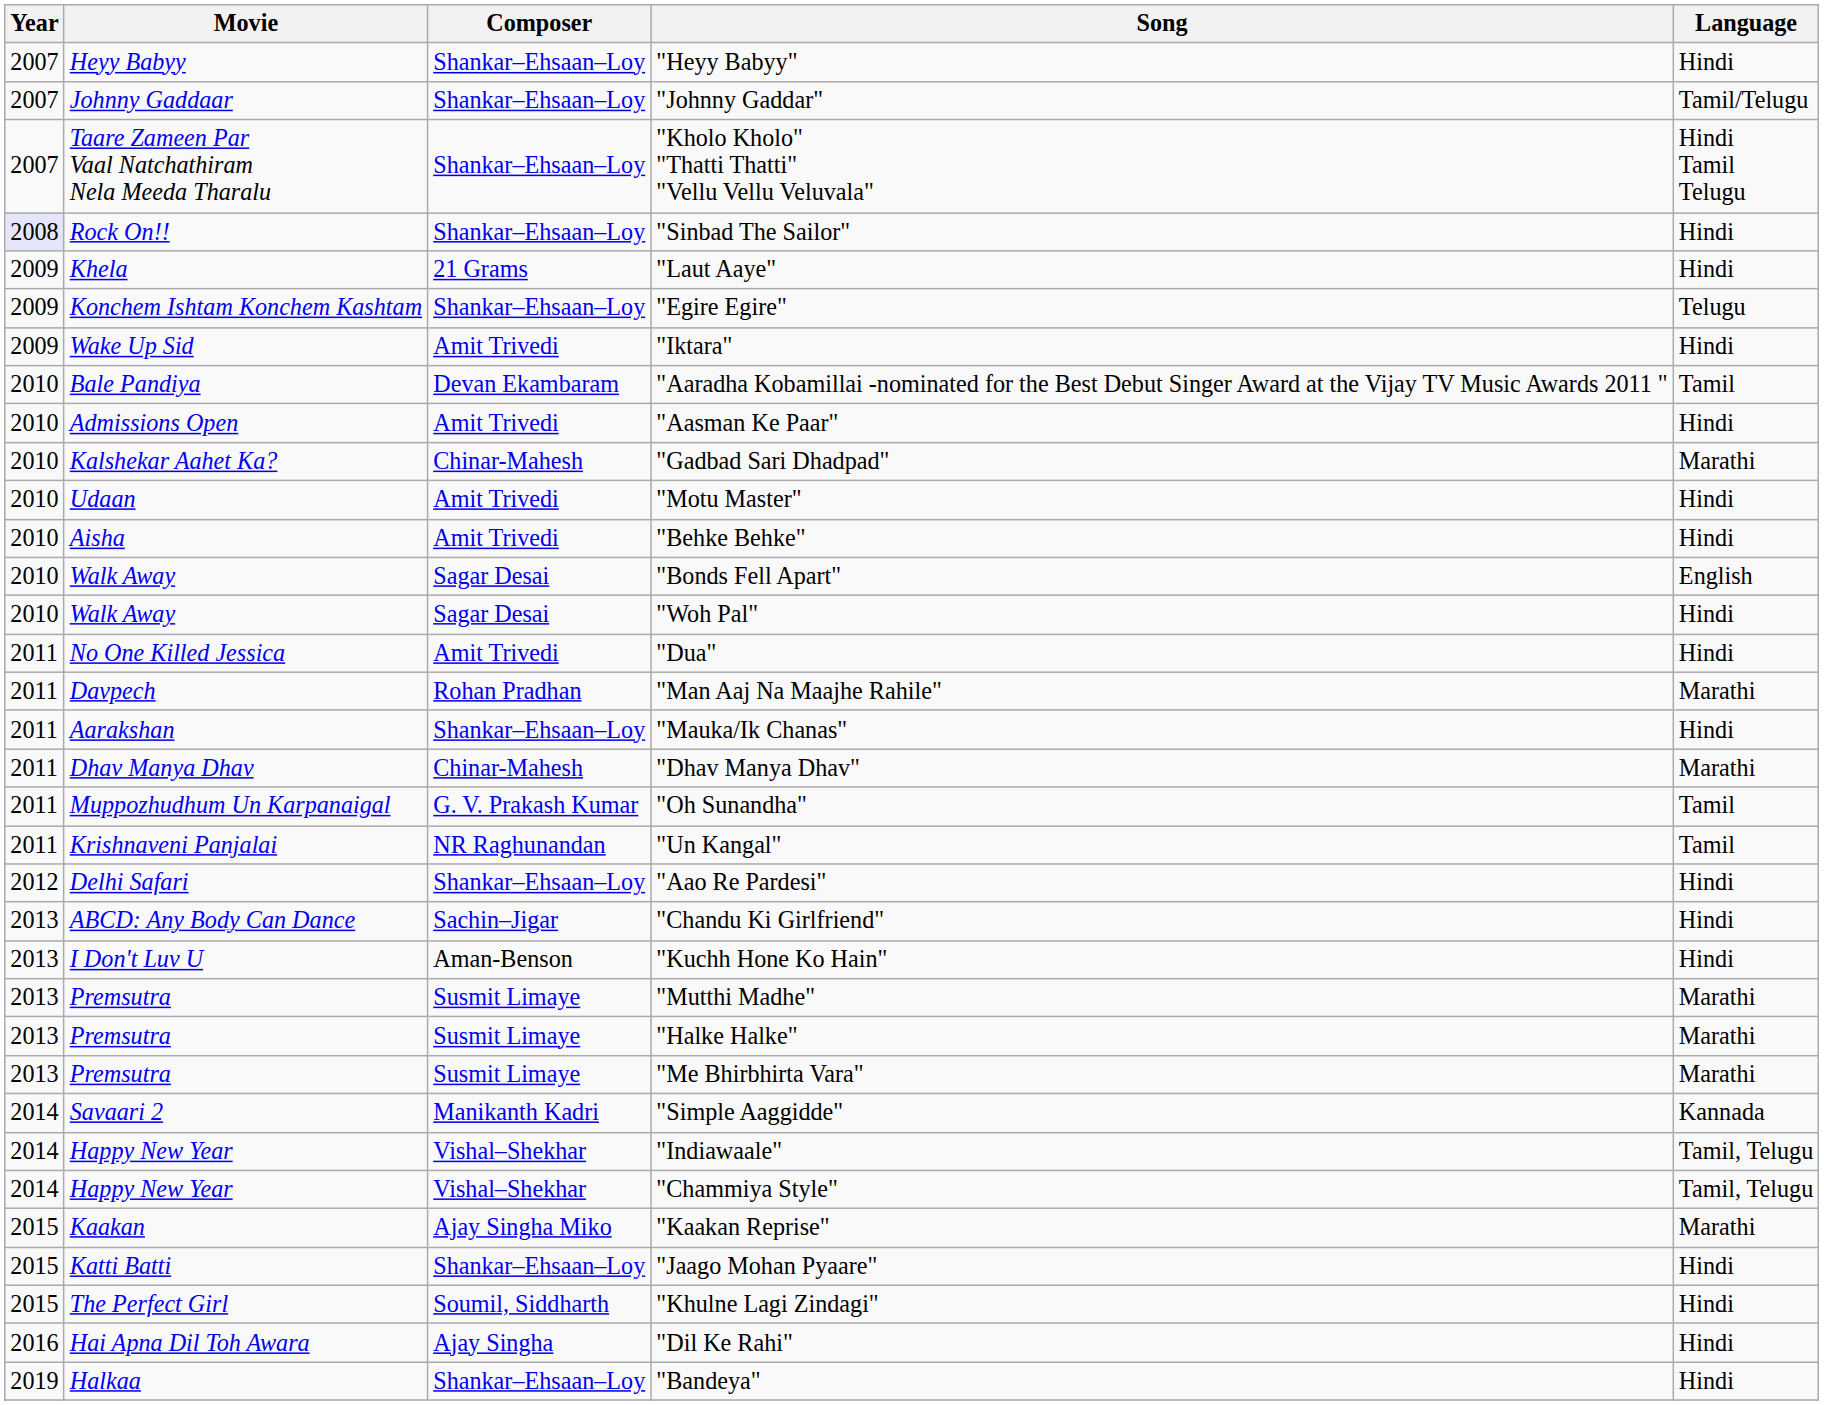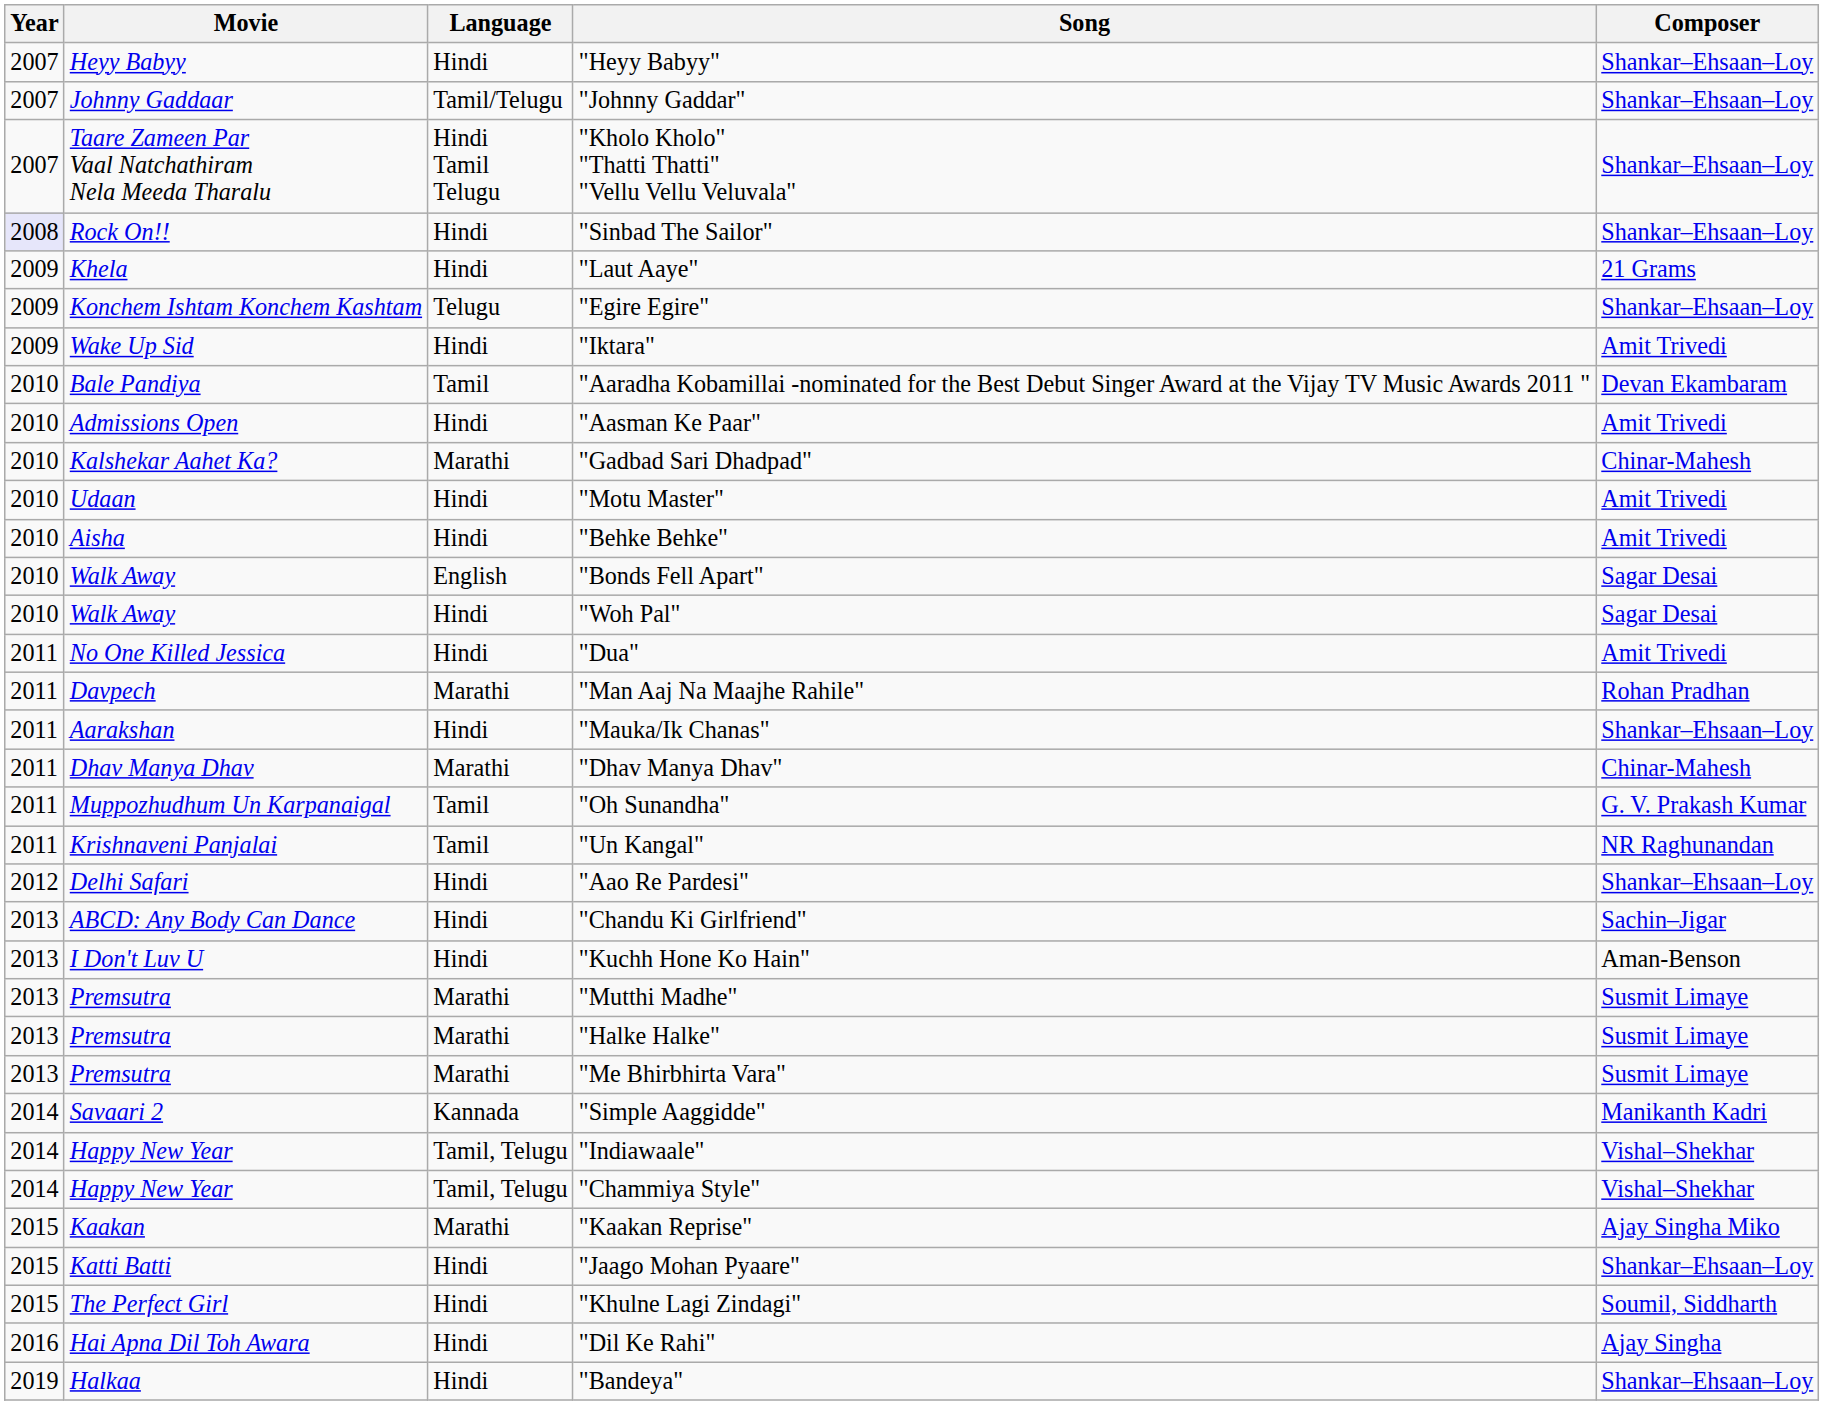columns swapped: (1746, 23) <-> (539, 23)
